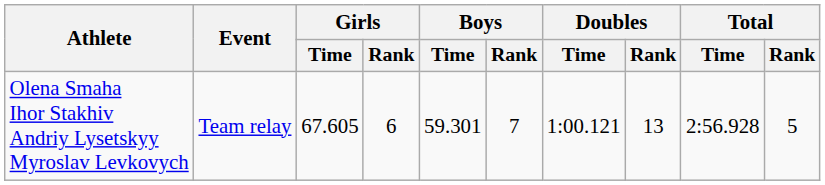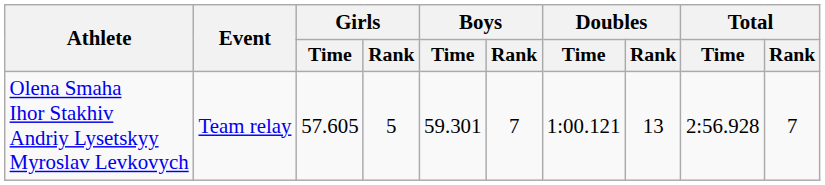(330, 126) 67.605 -> (330, 126) 57.605
(391, 126) 6 -> (391, 126) 5
(792, 126) 5 -> (792, 126) 7
